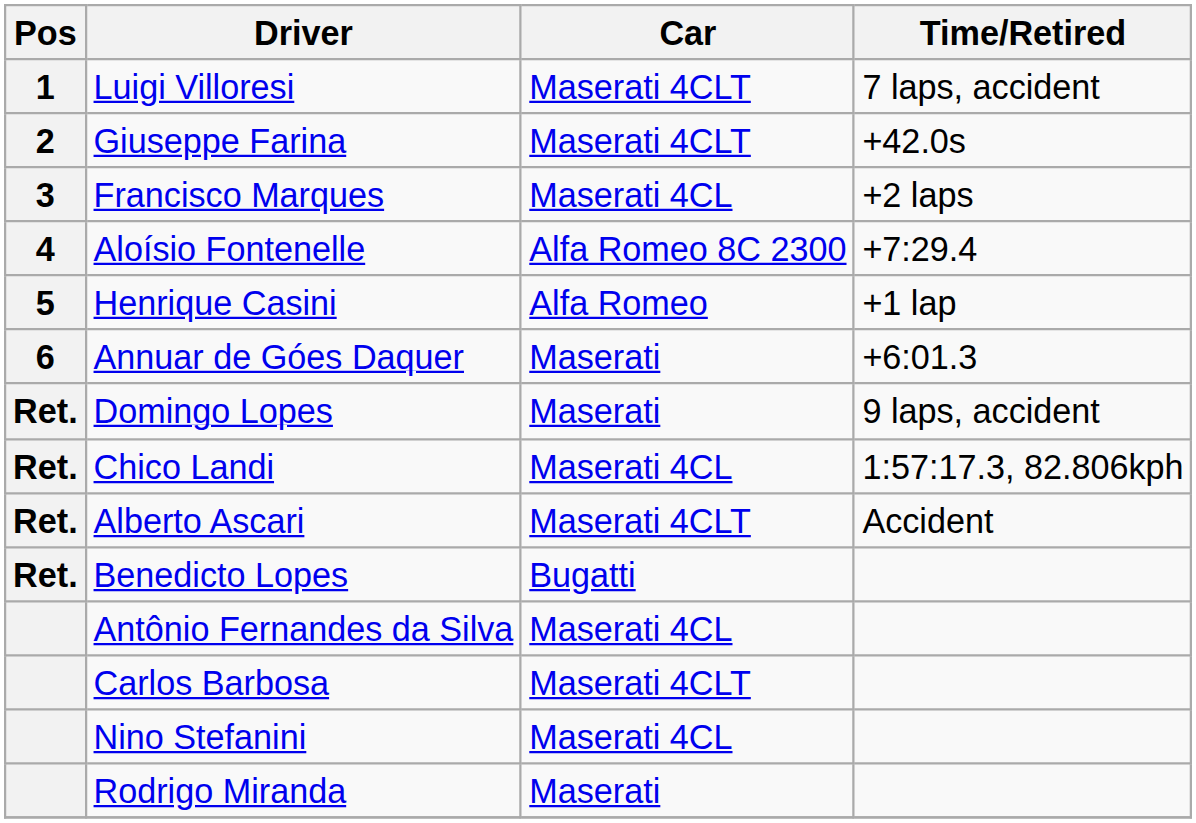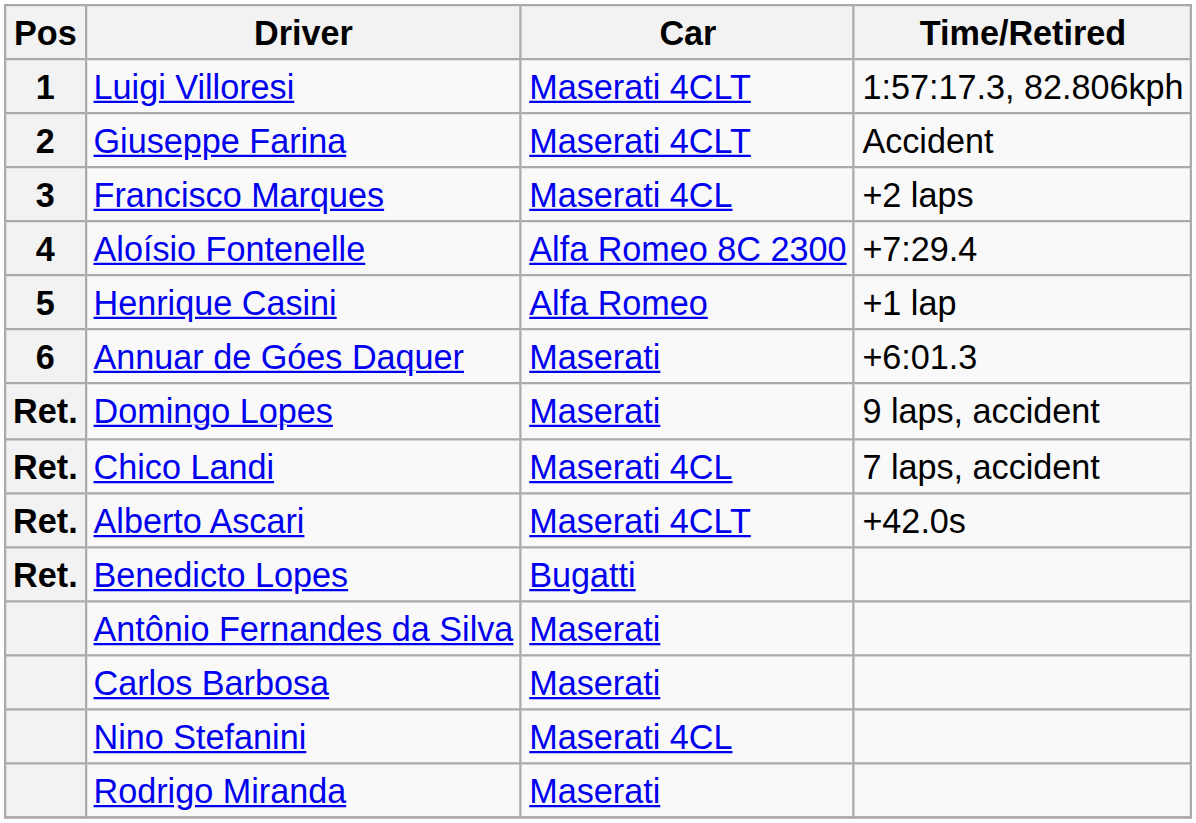(981, 87) 7 laps, accident -> (1023, 87) 1:57:17.3, 82.806kph
(914, 141) +42.0s -> (928, 141) Accident
(1023, 466) 1:57:17.3, 82.806kph -> (981, 466) 7 laps, accident
(928, 520) Accident -> (914, 520) +42.0s
(631, 628) Maserati 4CL -> (595, 628) Maserati
(640, 682) Maserati 4CLT -> (595, 682) Maserati
